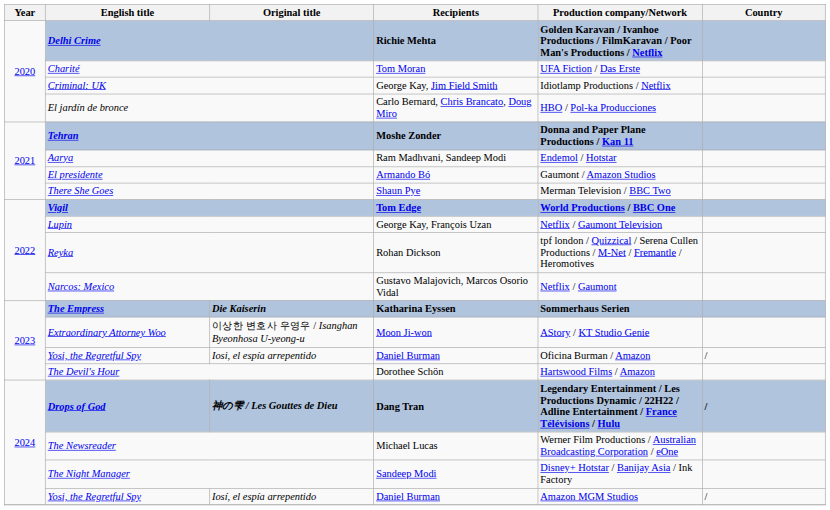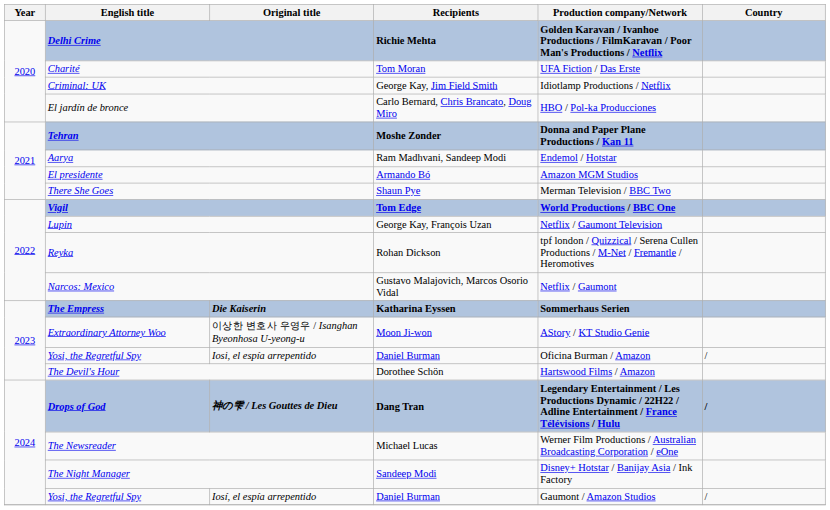(598, 175) Gaumont / Amazon Studios -> (589, 175) Amazon MGM Studios
(589, 496) Amazon MGM Studios -> (598, 496) Gaumont / Amazon Studios
